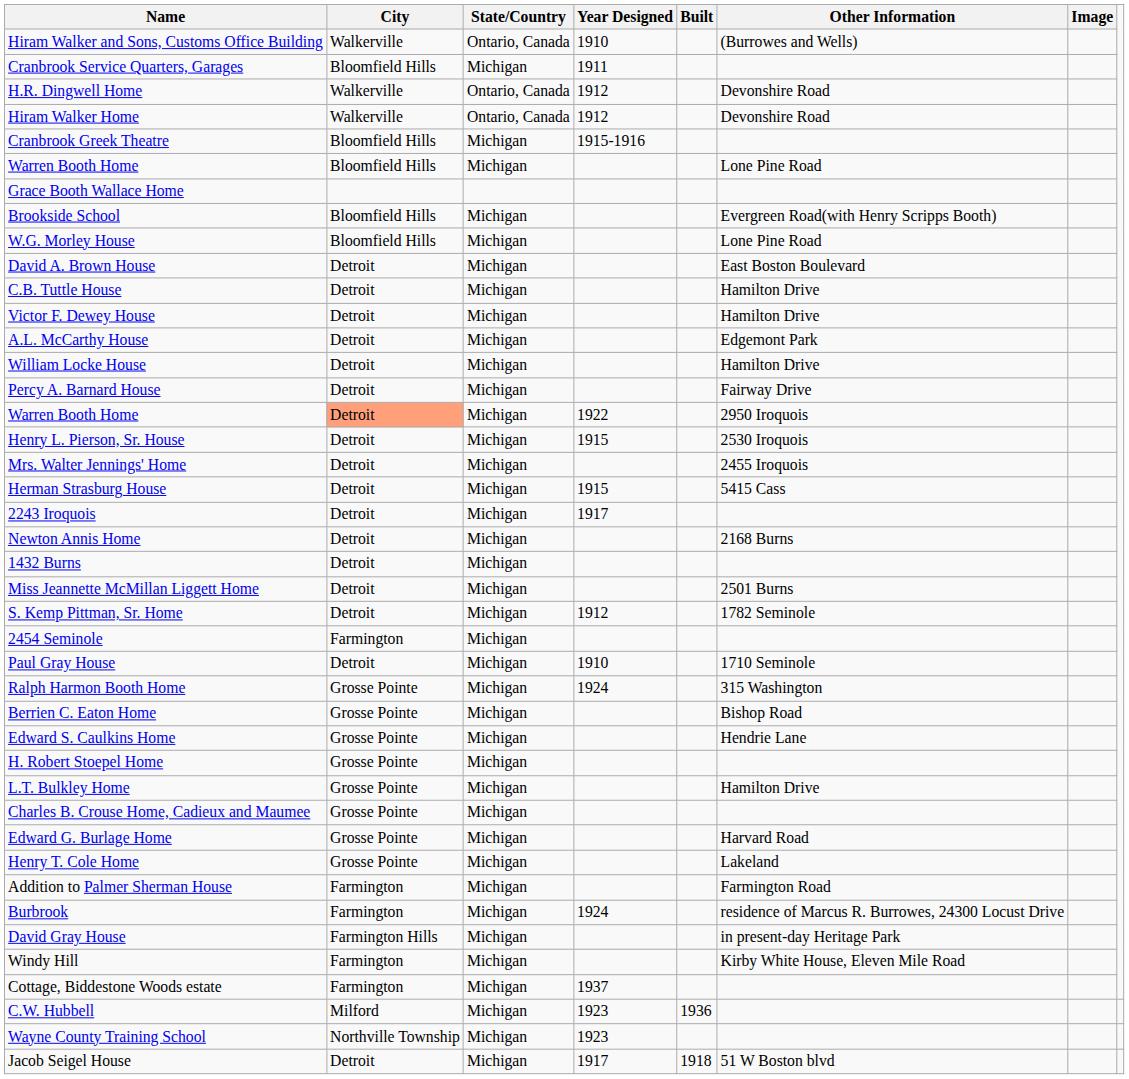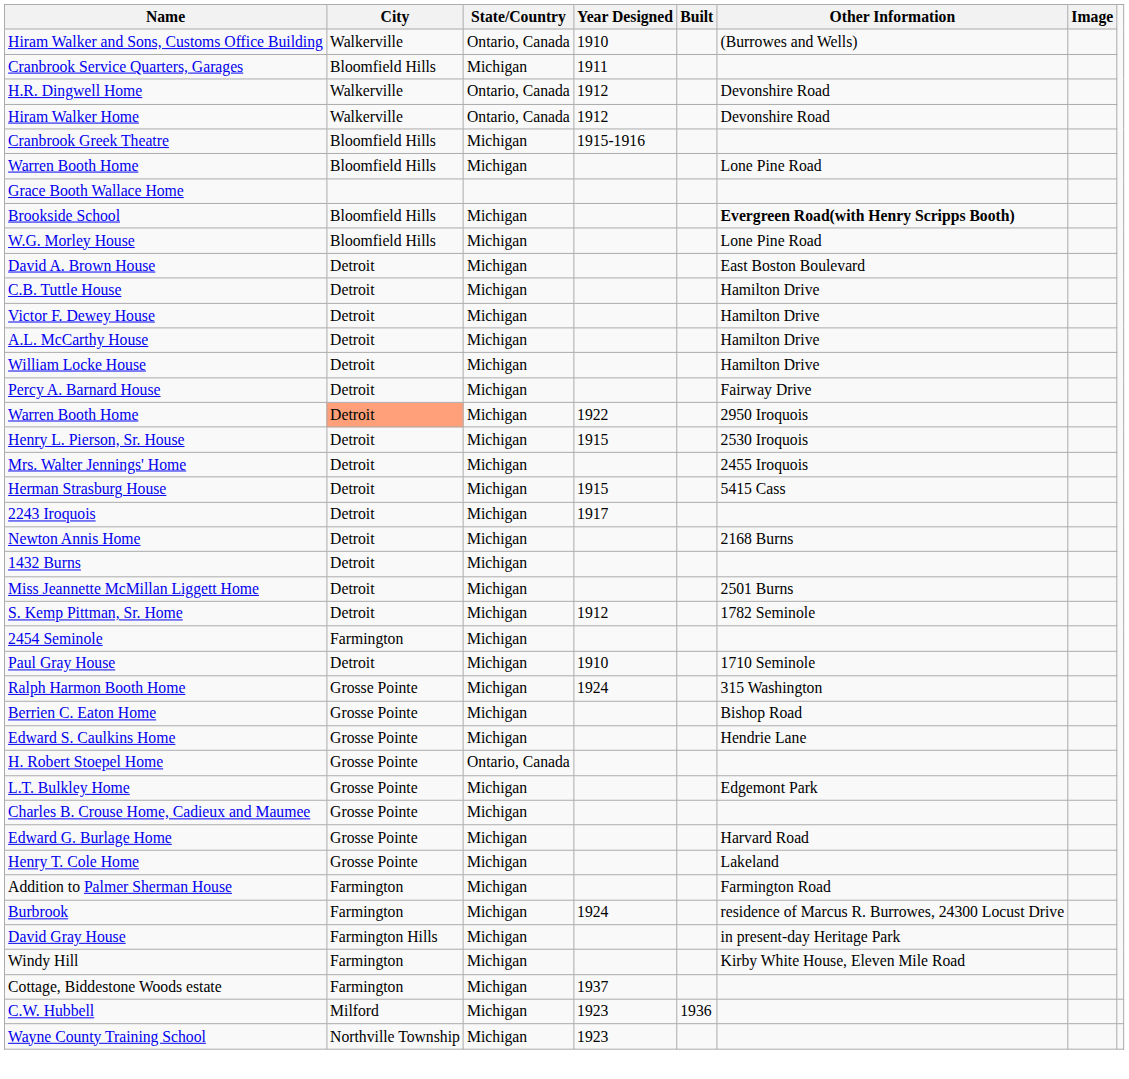(858, 215) normal -> (868, 215) bold
(769, 340) Edgemont Park -> (770, 340) Hamilton Drive
(497, 762) Michigan -> (518, 762) Ontario, Canada
(770, 787) Hamilton Drive -> (769, 787) Edgemont Park
- row: (70, 1061)
